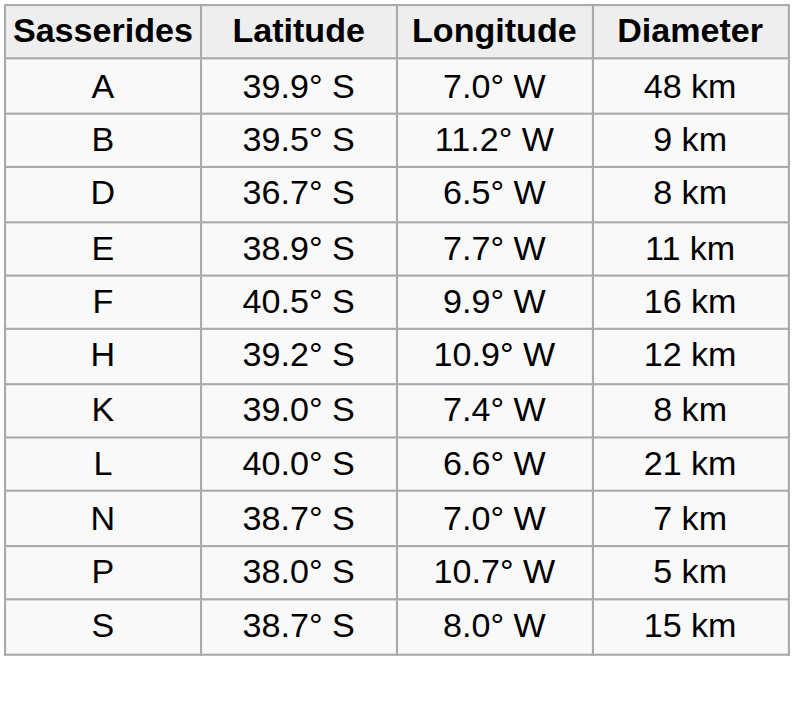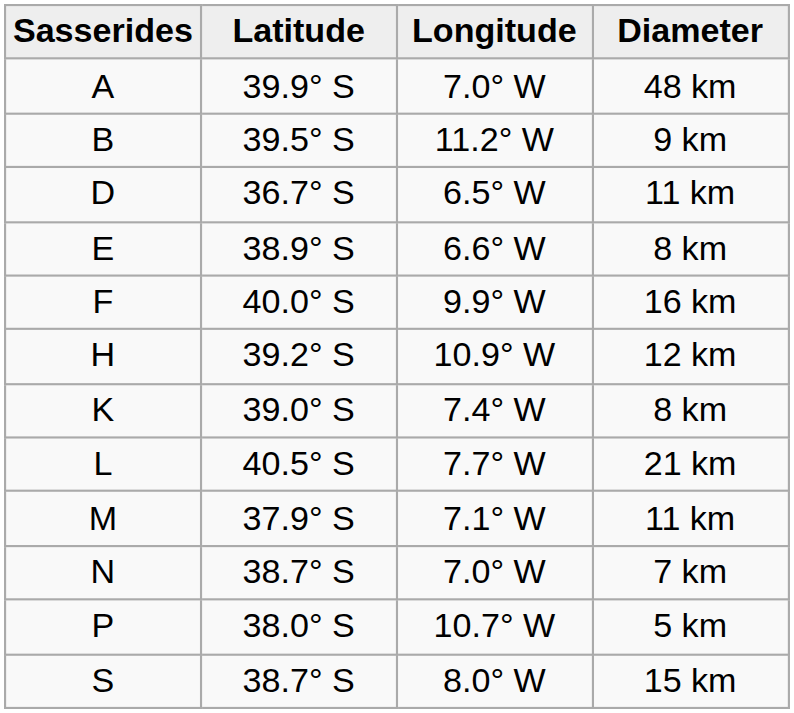(690, 193) 8 km -> (690, 193) 11 km
(494, 247) 7.7° W -> (494, 247) 6.6° W
(690, 247) 11 km -> (690, 247) 8 km
(299, 301) 40.5° S -> (299, 301) 40.0° S
(299, 463) 40.0° S -> (299, 463) 40.5° S
(494, 463) 6.6° W -> (494, 463) 7.7° W
+ row: (103, 517)
